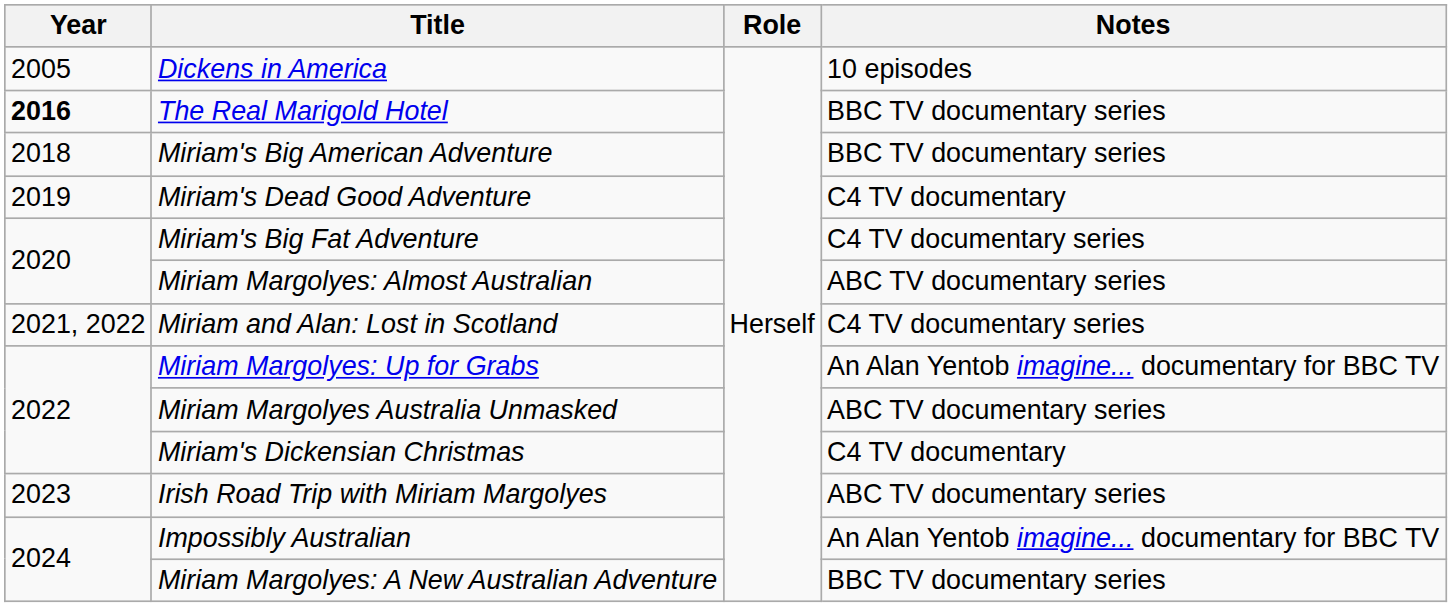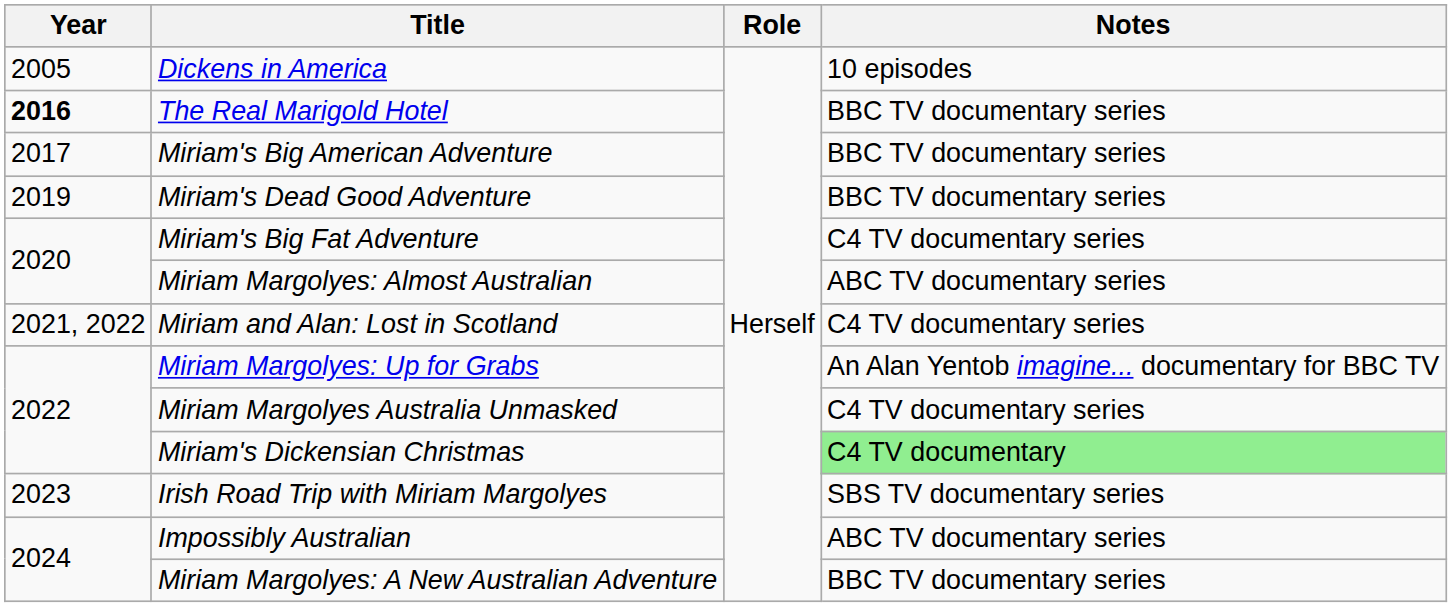(41, 153) 2018 -> (41, 153) 2017
(946, 196) C4 TV documentary -> (996, 196) BBC TV documentary series
(996, 409) ABC TV documentary series -> (986, 409) C4 TV documentary series
(946, 452) no background -> (946, 452) lightgreen background
(996, 494) ABC TV documentary series -> (996, 494) SBS TV documentary series
(1133, 537) An Alan Yentob imagine... documentary for BBC TV -> (996, 537) ABC TV documentary series
